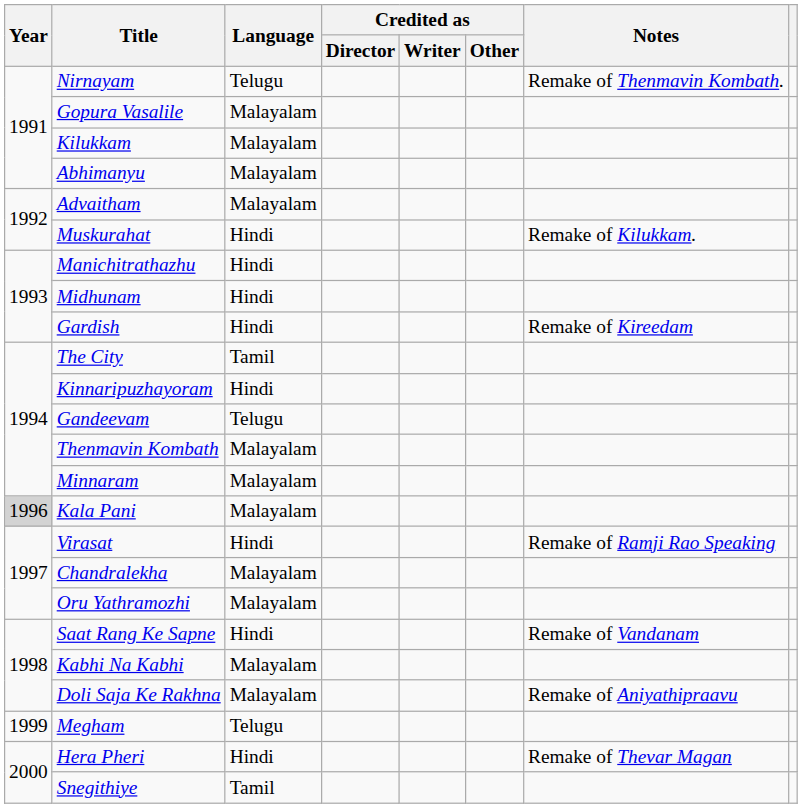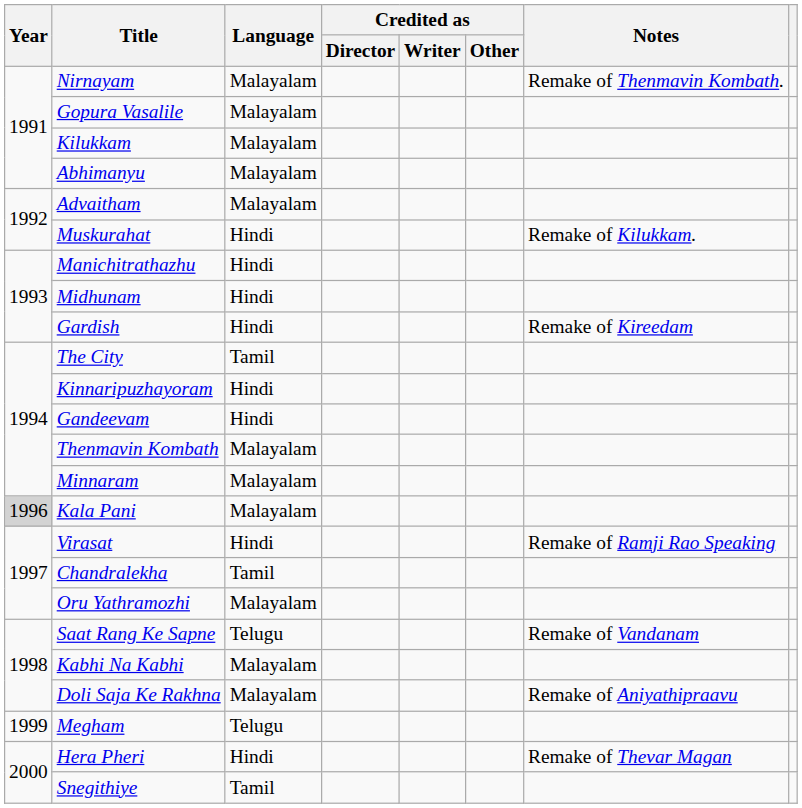(256, 81) Telugu -> (273, 81) Malayalam
(256, 419) Telugu -> (252, 419) Hindi
(273, 572) Malayalam -> (252, 572) Tamil
(252, 633) Hindi -> (256, 633) Telugu
